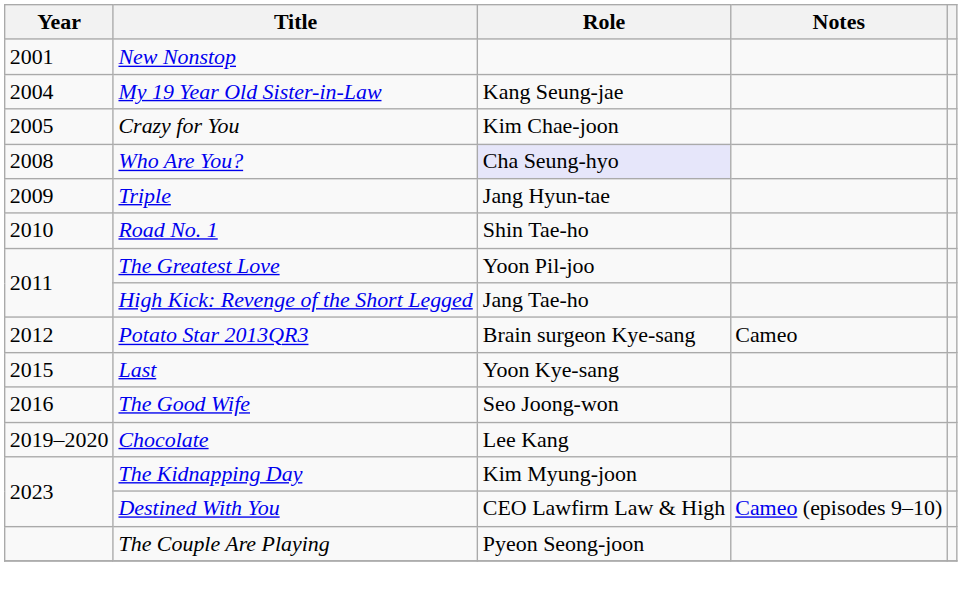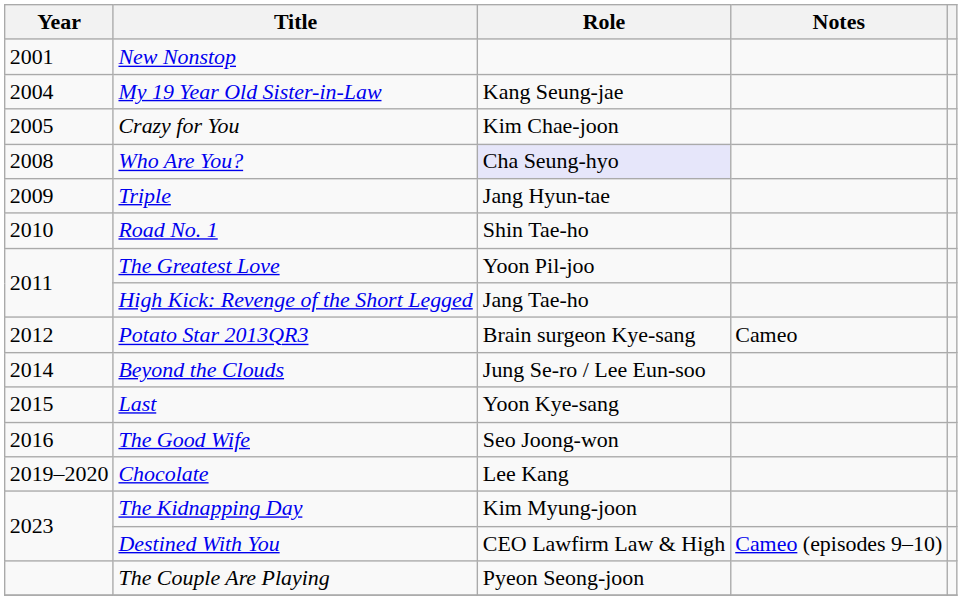+ row: (201, 369)
